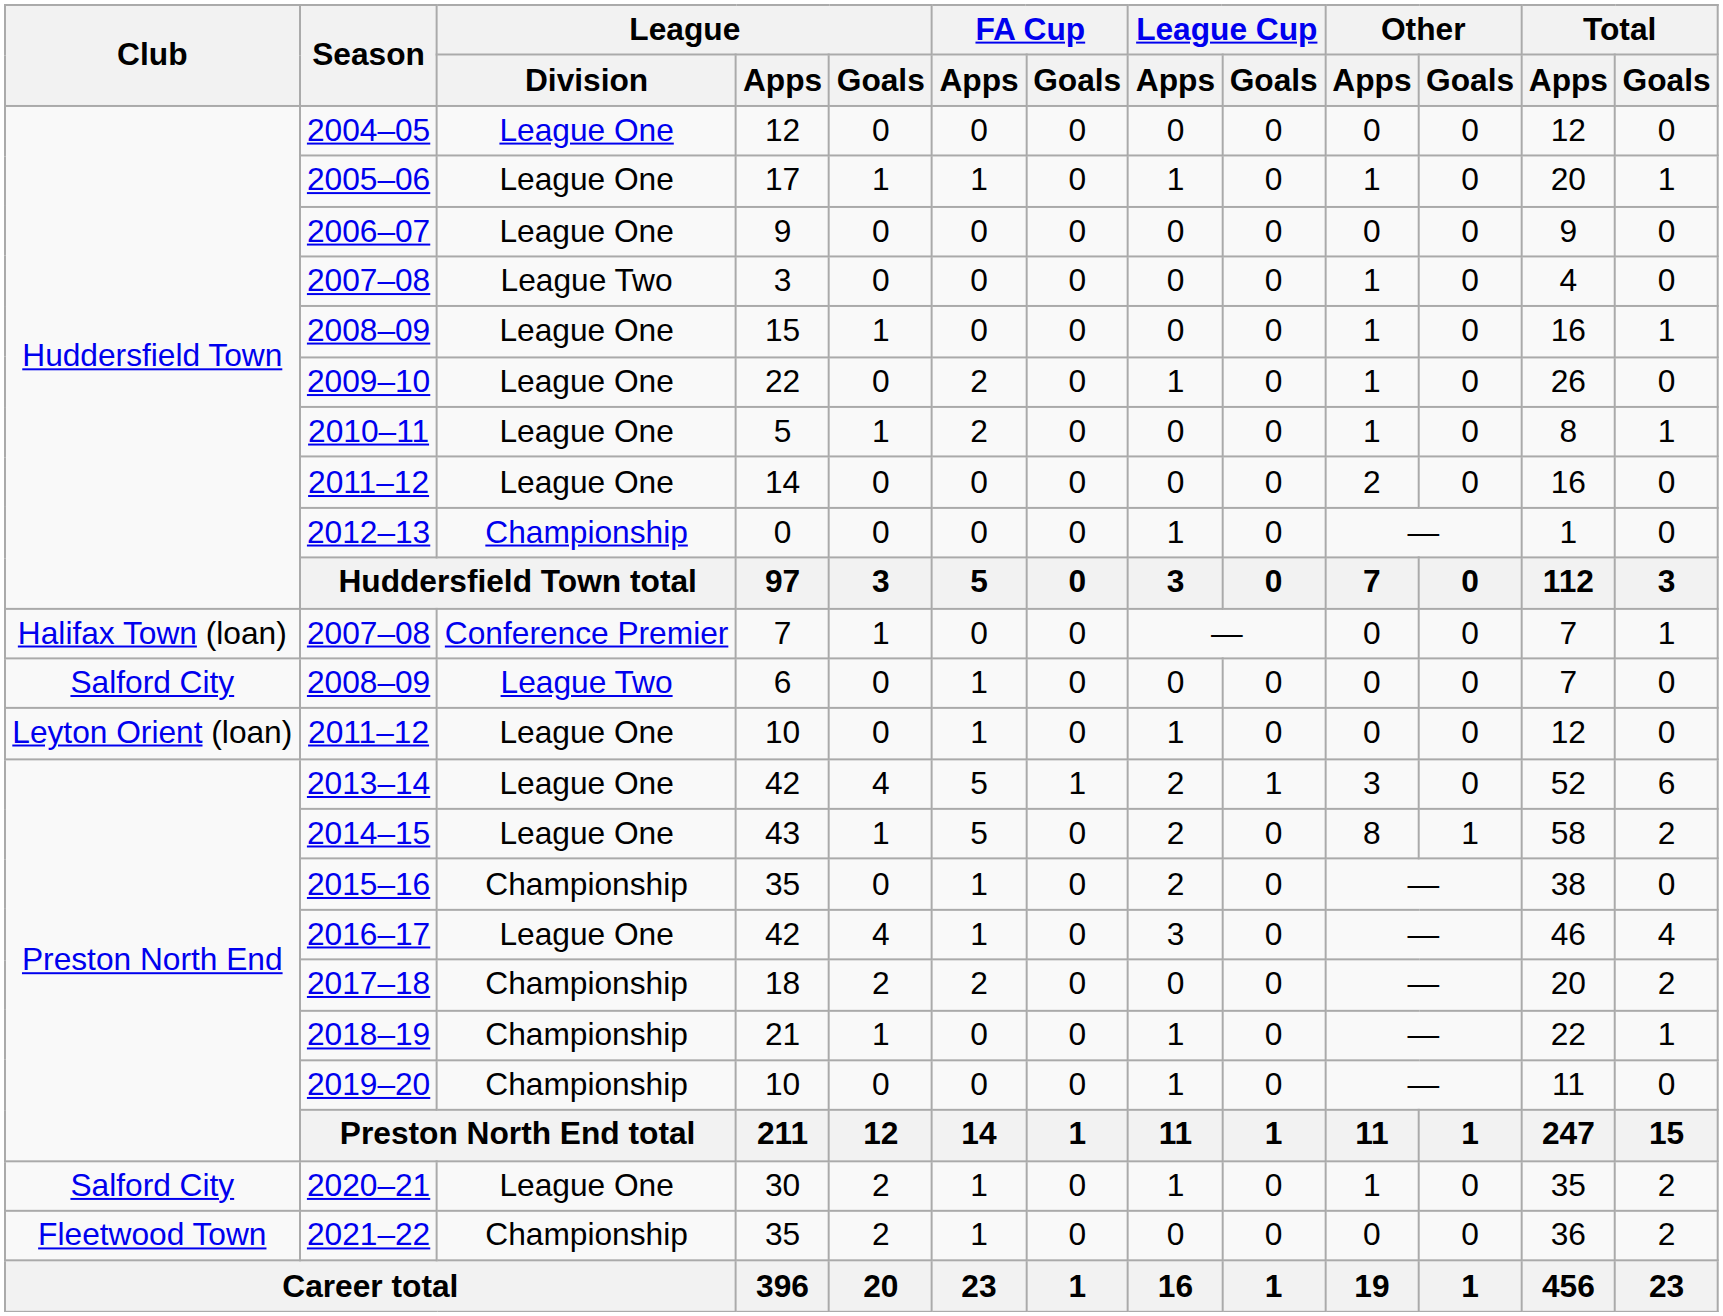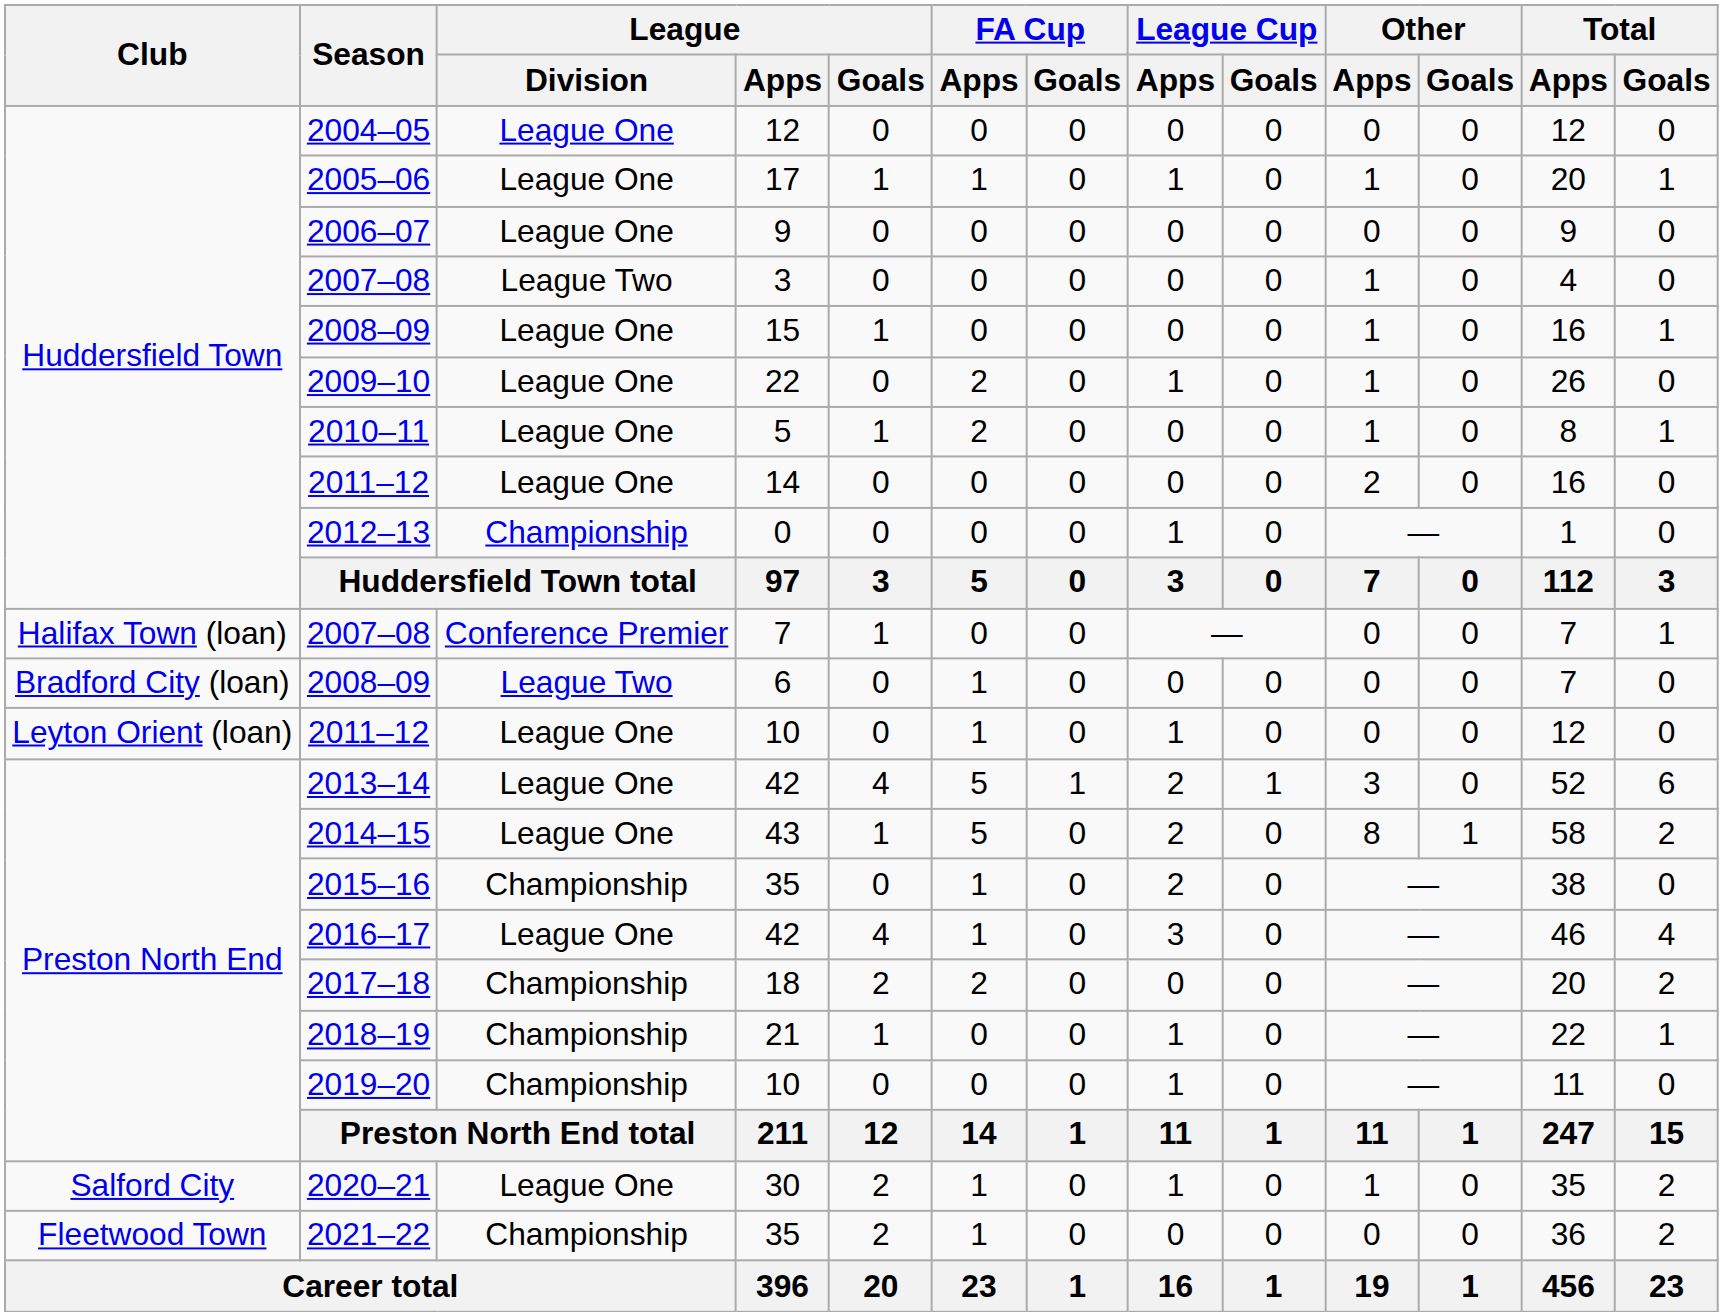(152, 682) Salford City -> (152, 682) Bradford City (loan)
